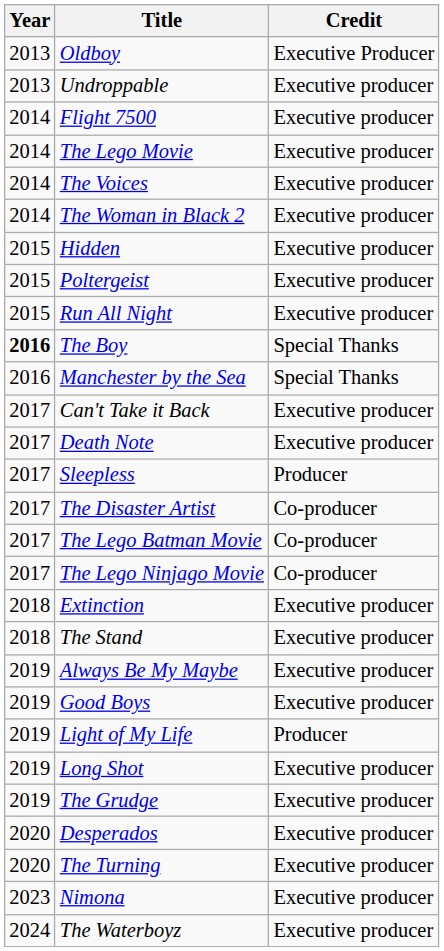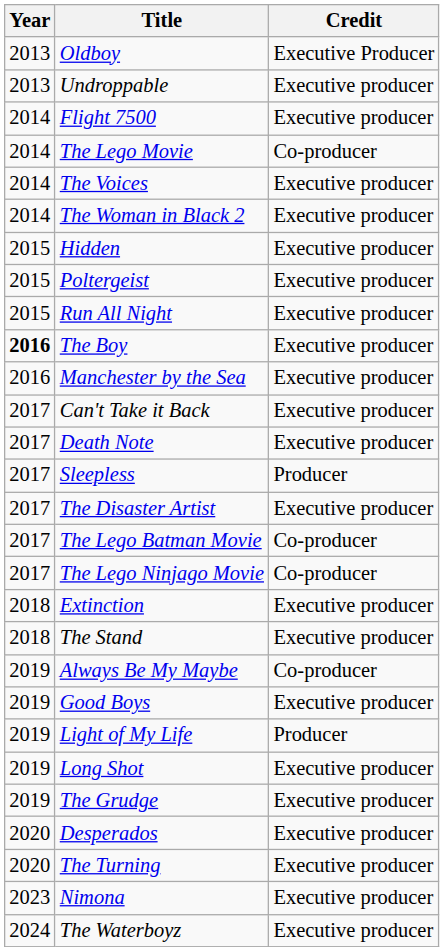(353, 150) Executive producer -> (325, 150) Co-producer
(336, 345) Special Thanks -> (353, 345) Executive producer
(336, 378) Special Thanks -> (353, 378) Executive producer
(325, 507) Co-producer -> (353, 507) Executive producer
(353, 670) Executive producer -> (325, 670) Co-producer
